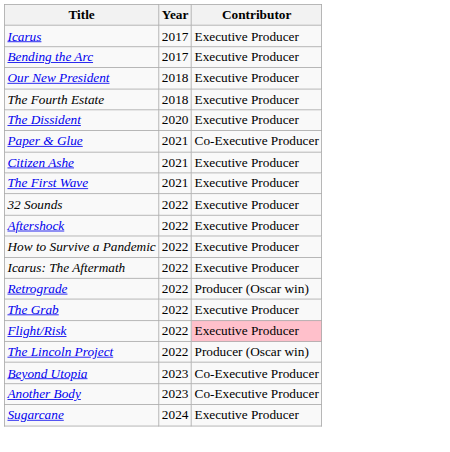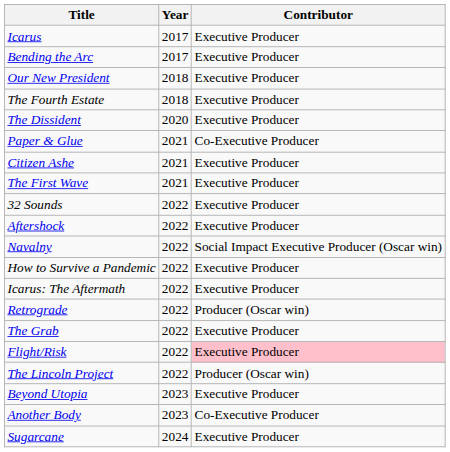+ row: (30, 246)
(257, 373) Co-Executive Producer -> (247, 394) Executive Producer
